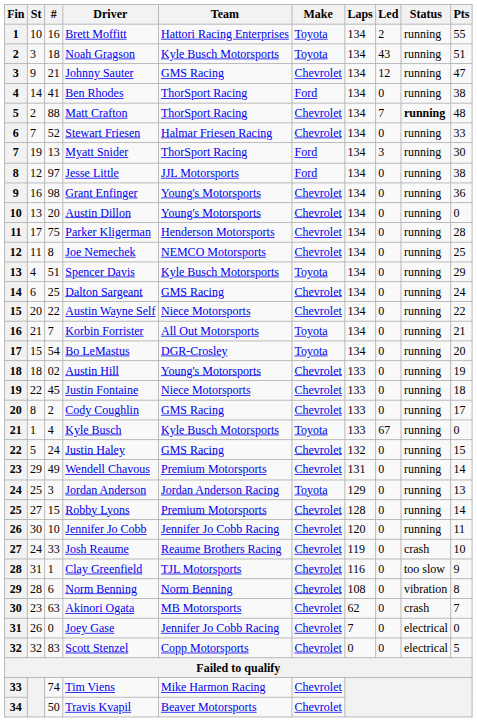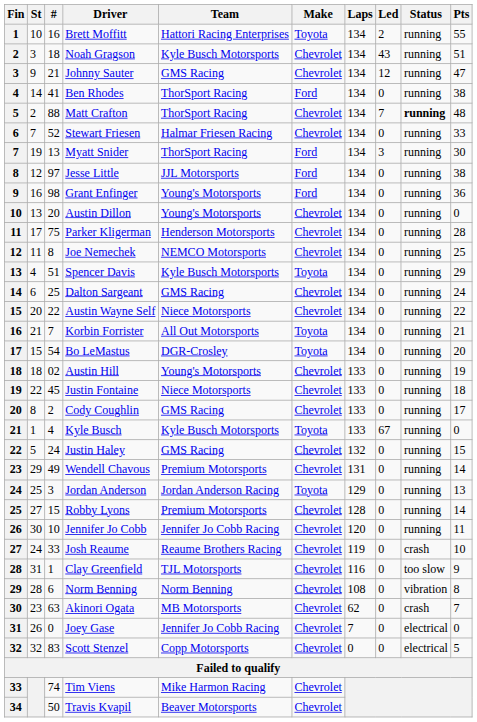(311, 54) Toyota -> (318, 54) Chevrolet
(318, 192) Chevrolet -> (306, 192) Ford
